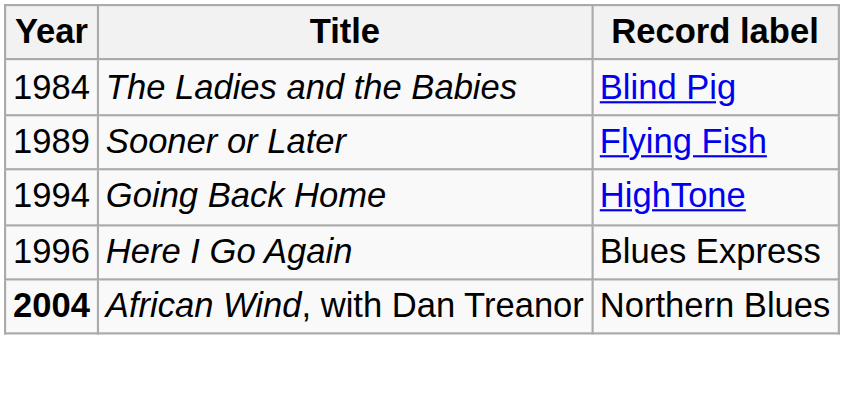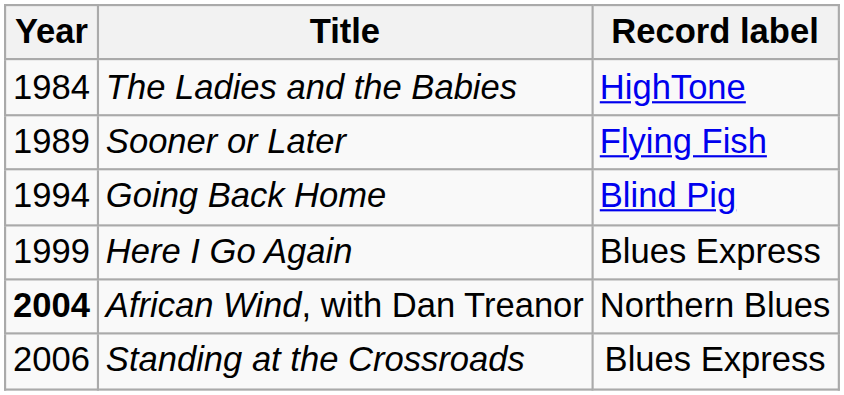(668, 86) Blind Pig -> (673, 86) HighTone
(673, 196) HighTone -> (668, 196) Blind Pig
(51, 251) 1996 -> (51, 251) 1999
+ row: (315, 360)
